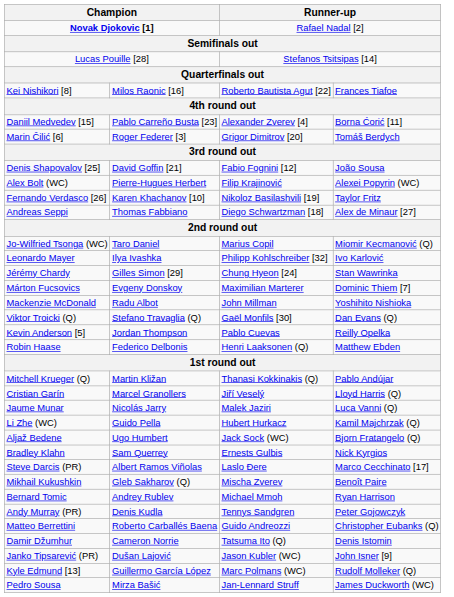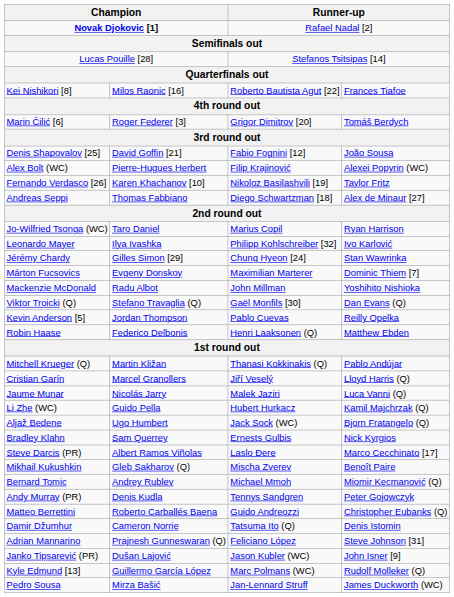- row: (50, 122)
(384, 244) Miomir Kecmanović (Q) -> (374, 229) Ryan Harrison
(365, 497) Ryan Harrison -> (393, 482) Miomir Kecmanović (Q)
+ row: (43, 541)
